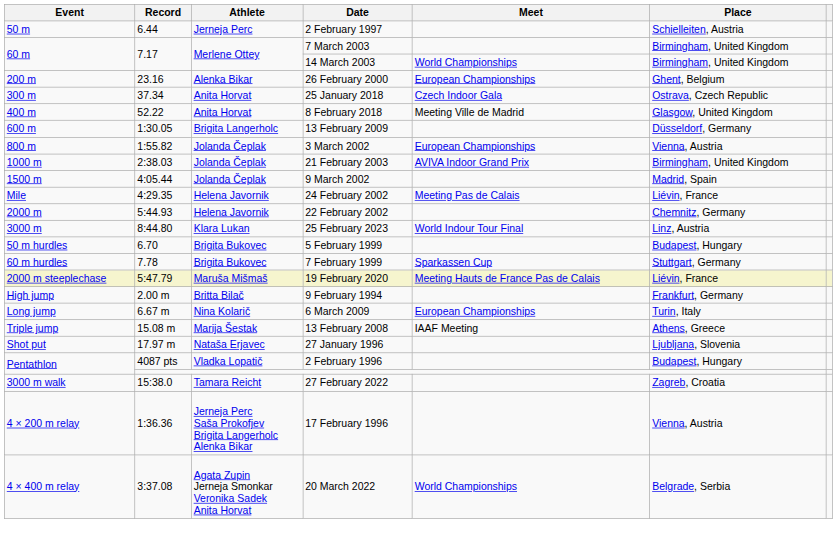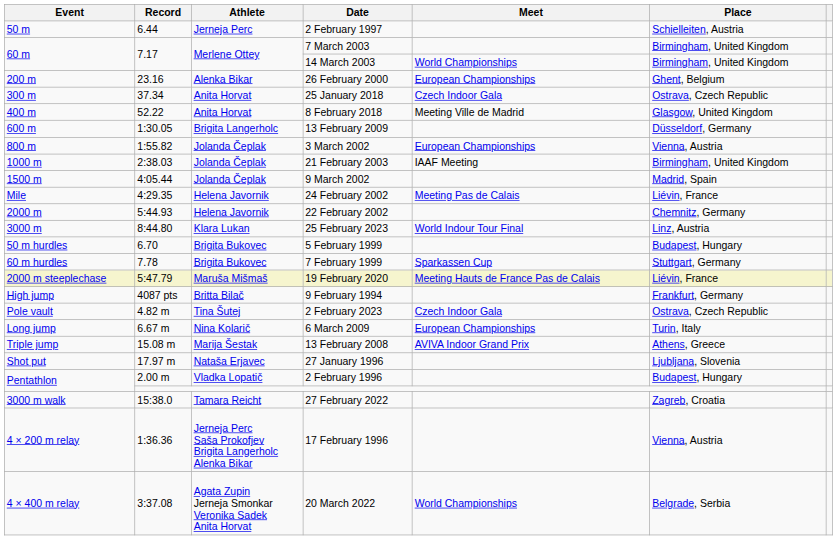(472, 162) AVIVA Indoor Grand Prix -> (446, 162) IAAF Meeting
(153, 295) 2.00 m -> (157, 295) 4087 pts
+ row: (344, 312)
(446, 328) IAAF Meeting -> (472, 345) AVIVA Indoor Grand Prix
(157, 361) 4087 pts -> (153, 378) 2.00 m
